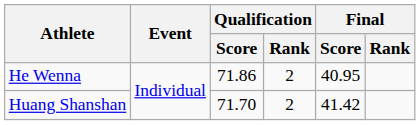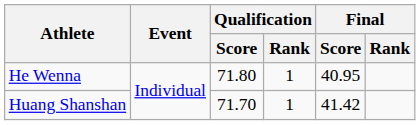(237, 76) 71.86 -> (237, 76) 71.80
(290, 76) 2 -> (290, 76) 1
(290, 105) 2 -> (290, 105) 1
